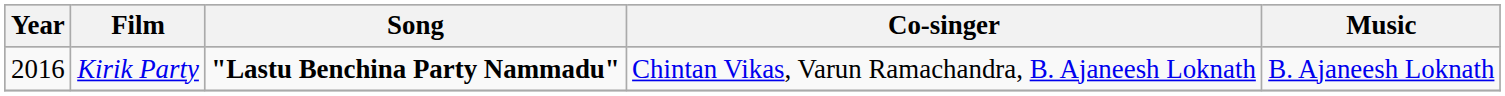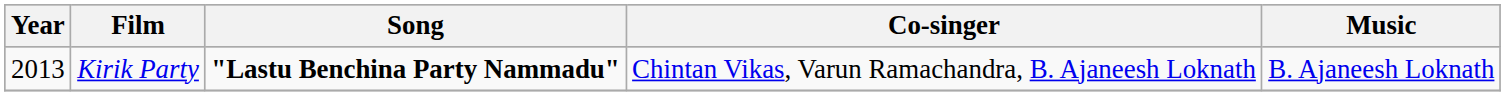(38, 68) 2016 -> (38, 68) 2013
